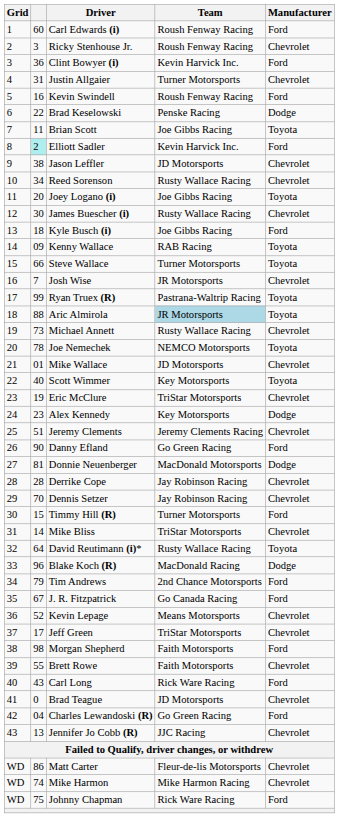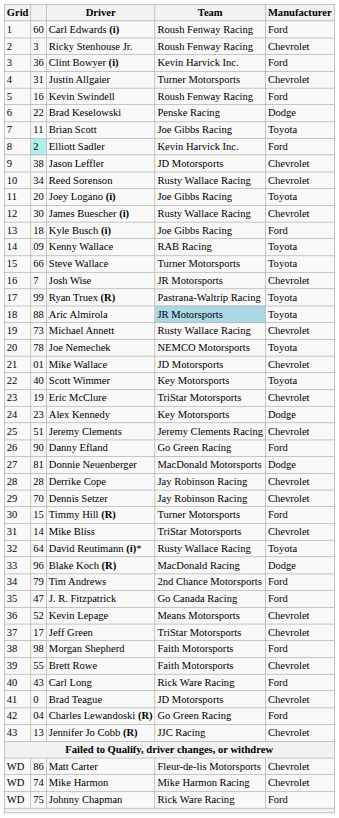(39, 599) 67 -> (39, 599) 47
